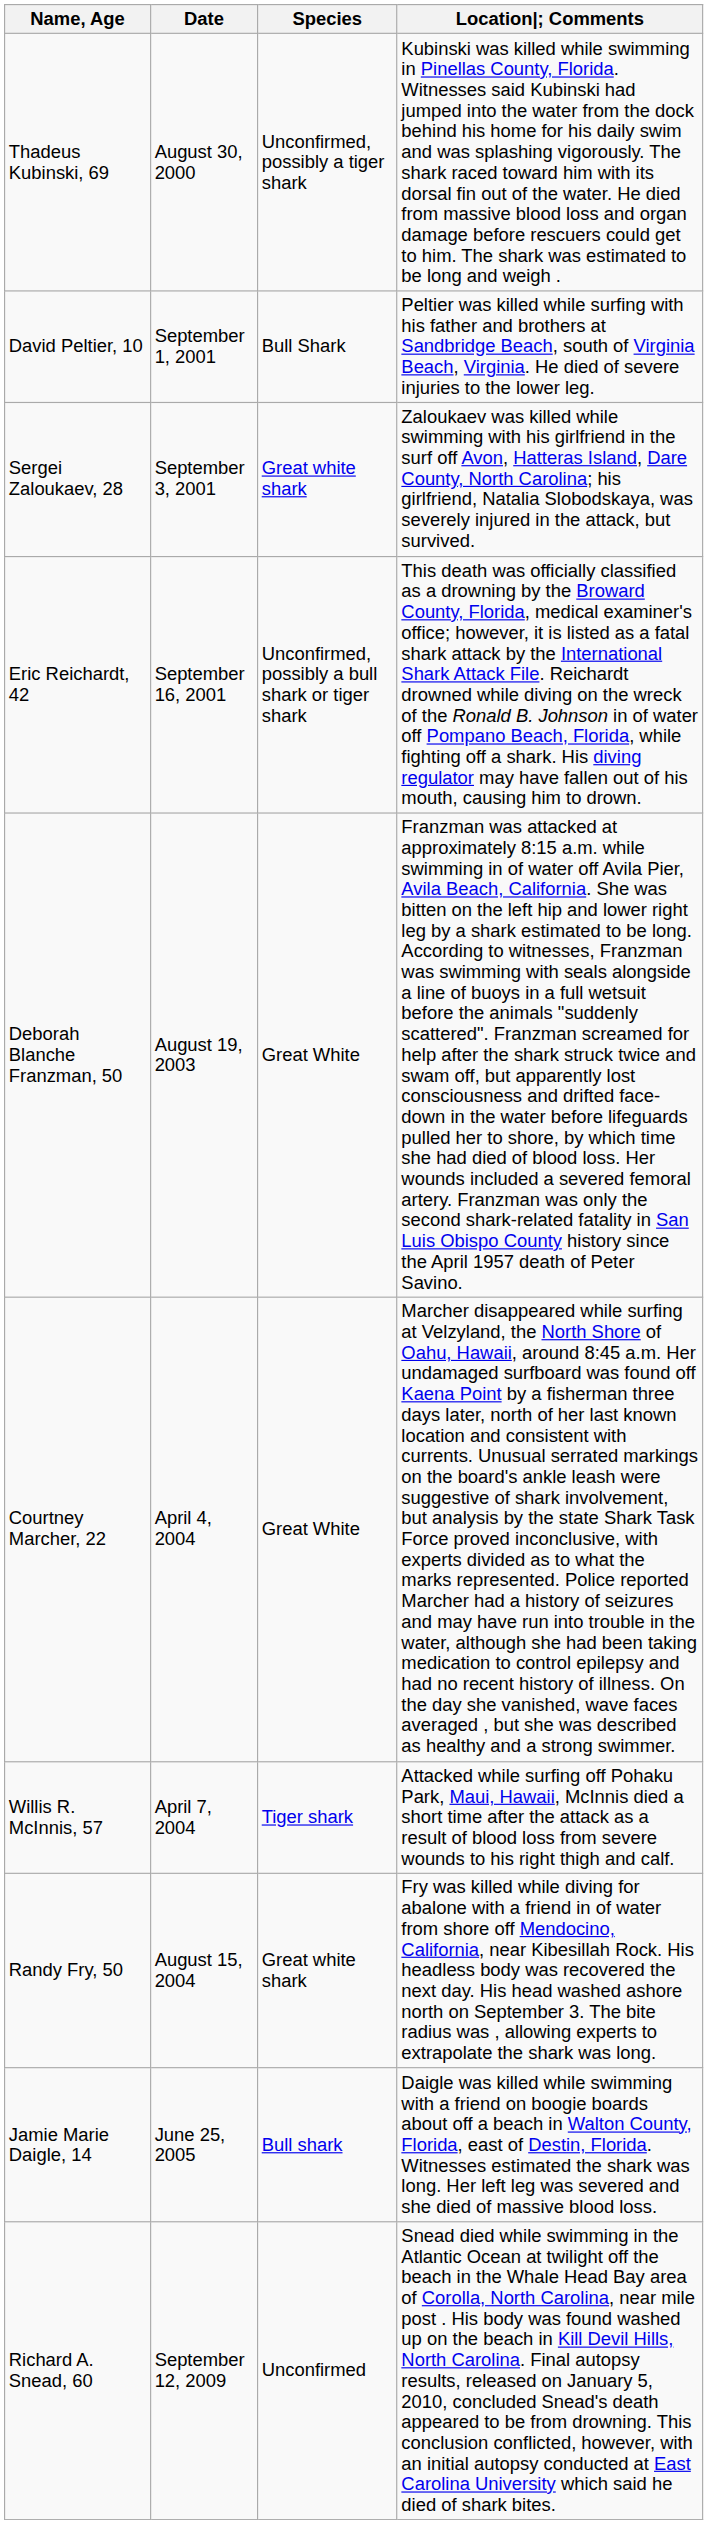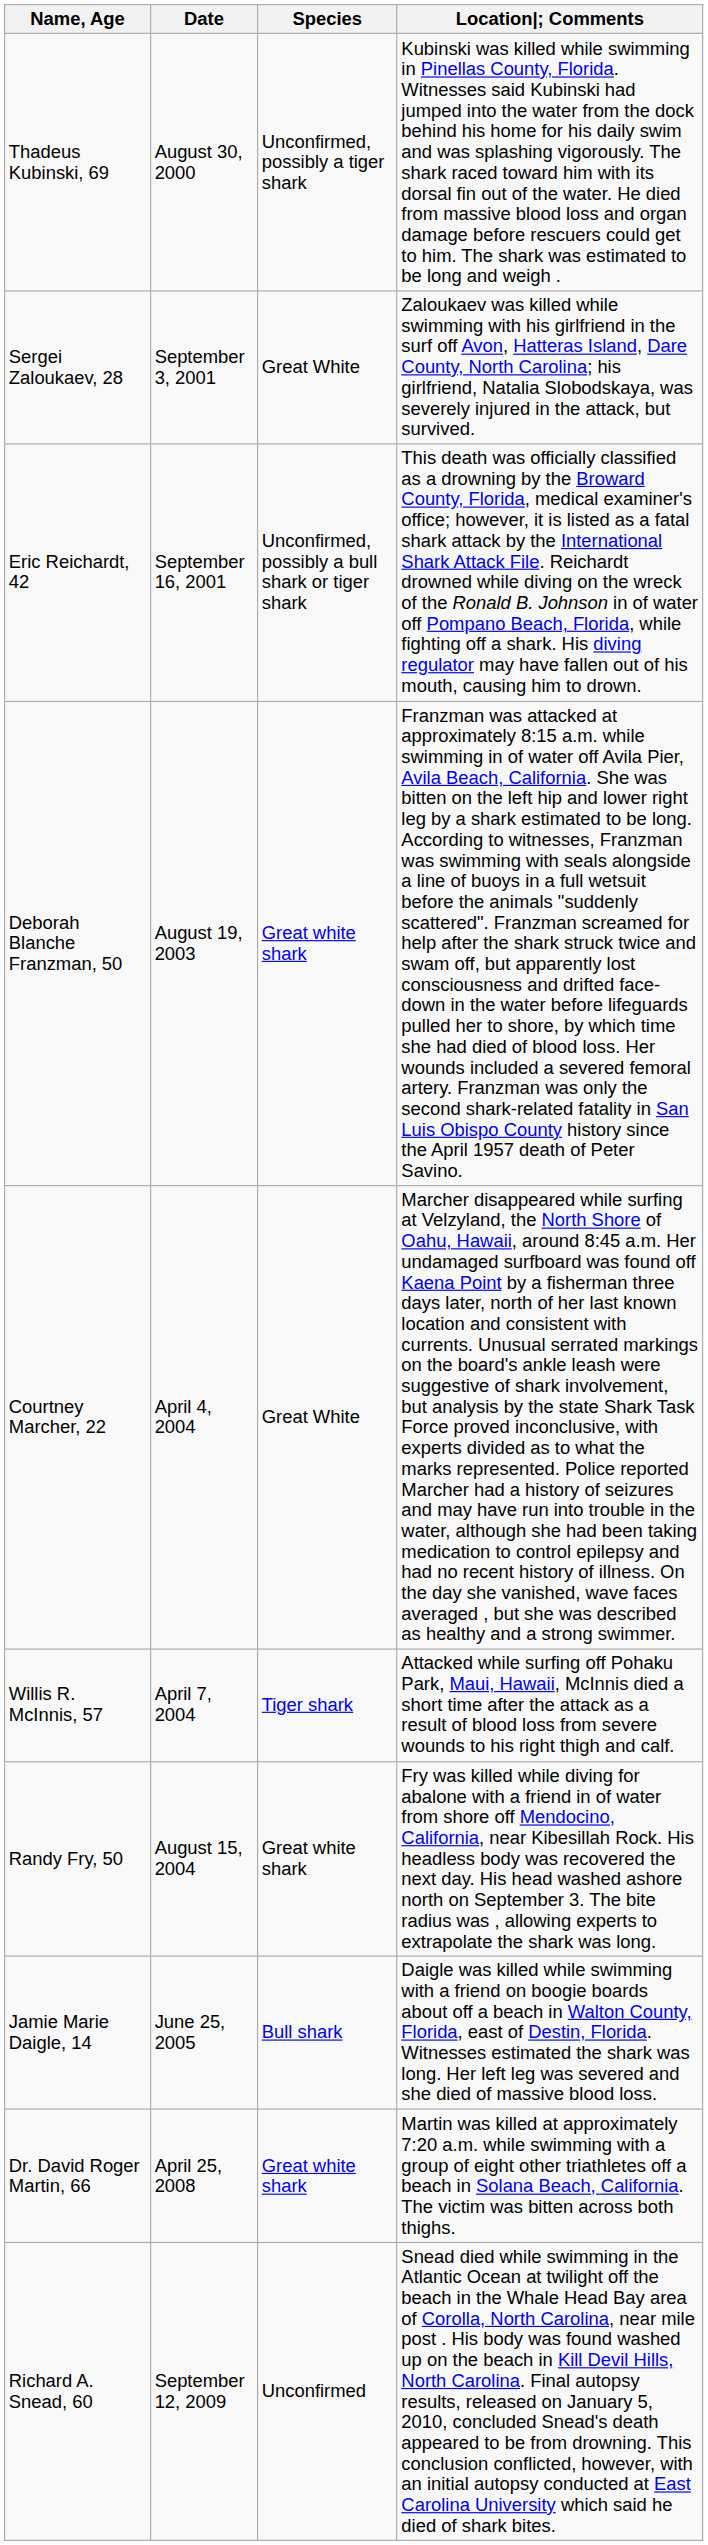- row: (76, 346)
(309, 479) Great white shark -> (311, 367) Great White
(311, 1055) Great White -> (309, 943) Great white shark
+ row: (74, 2175)
